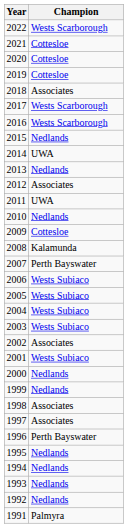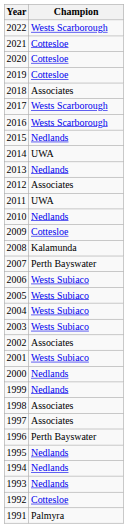(50, 500) Nedlands -> (50, 500) Cottesloe
